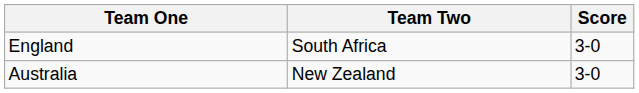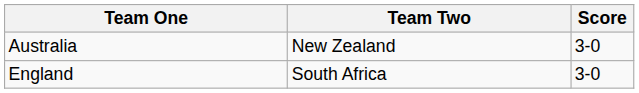rows swapped: (43, 74) <-> (41, 46)
